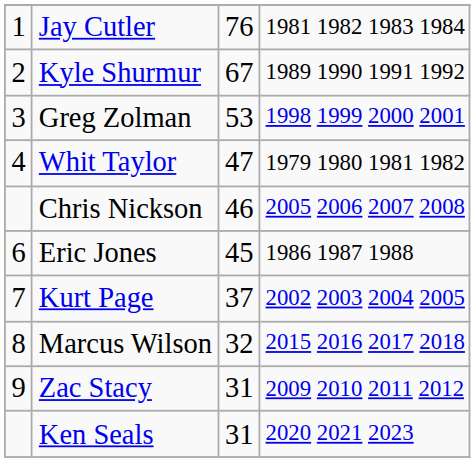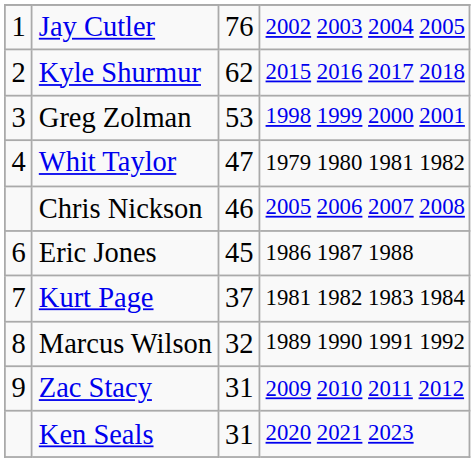(365, 27) 1981 1982 1983 1984 -> (365, 27) 2002 2003 2004 2005
(239, 72) 67 -> (239, 72) 62
(365, 72) 1989 1990 1991 1992 -> (365, 72) 2015 2016 2017 2018
(365, 298) 2002 2003 2004 2005 -> (365, 298) 1981 1982 1983 1984
(365, 343) 2015 2016 2017 2018 -> (365, 343) 1989 1990 1991 1992
